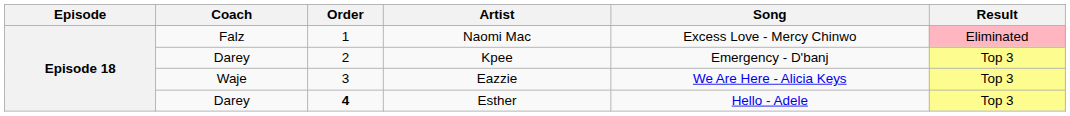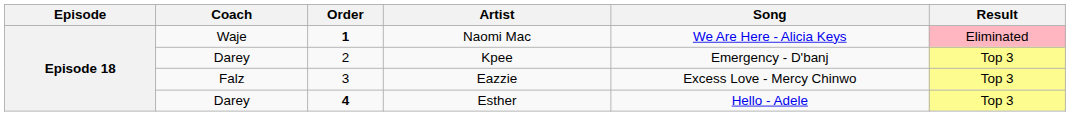(232, 36) Falz -> (232, 36) Waje
(345, 36) normal -> (345, 36) bold
(770, 36) Excess Love - Mercy Chinwo -> (770, 36) We Are Here - Alicia Keys
(232, 79) Waje -> (232, 79) Falz
(770, 79) We Are Here - Alicia Keys -> (770, 79) Excess Love - Mercy Chinwo
